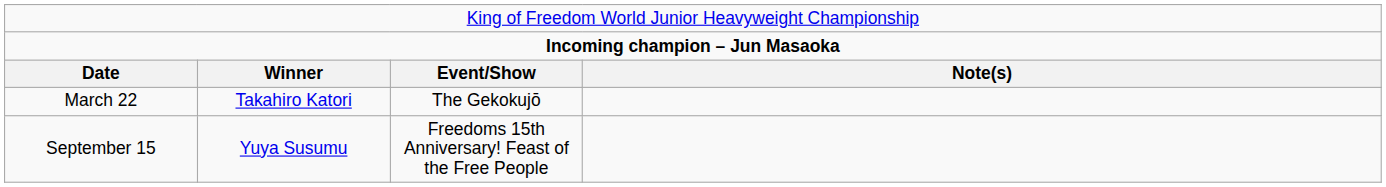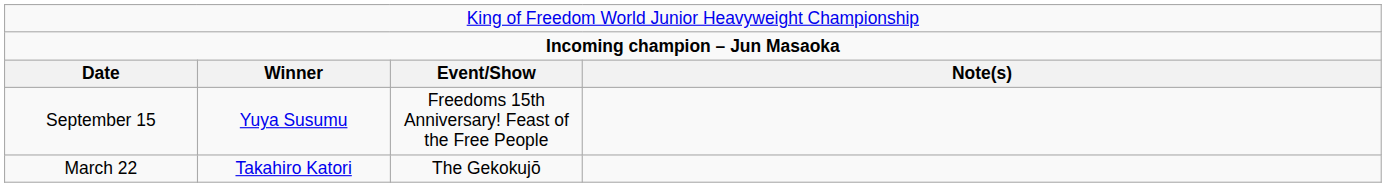rows swapped: (101, 101) <-> (101, 148)
